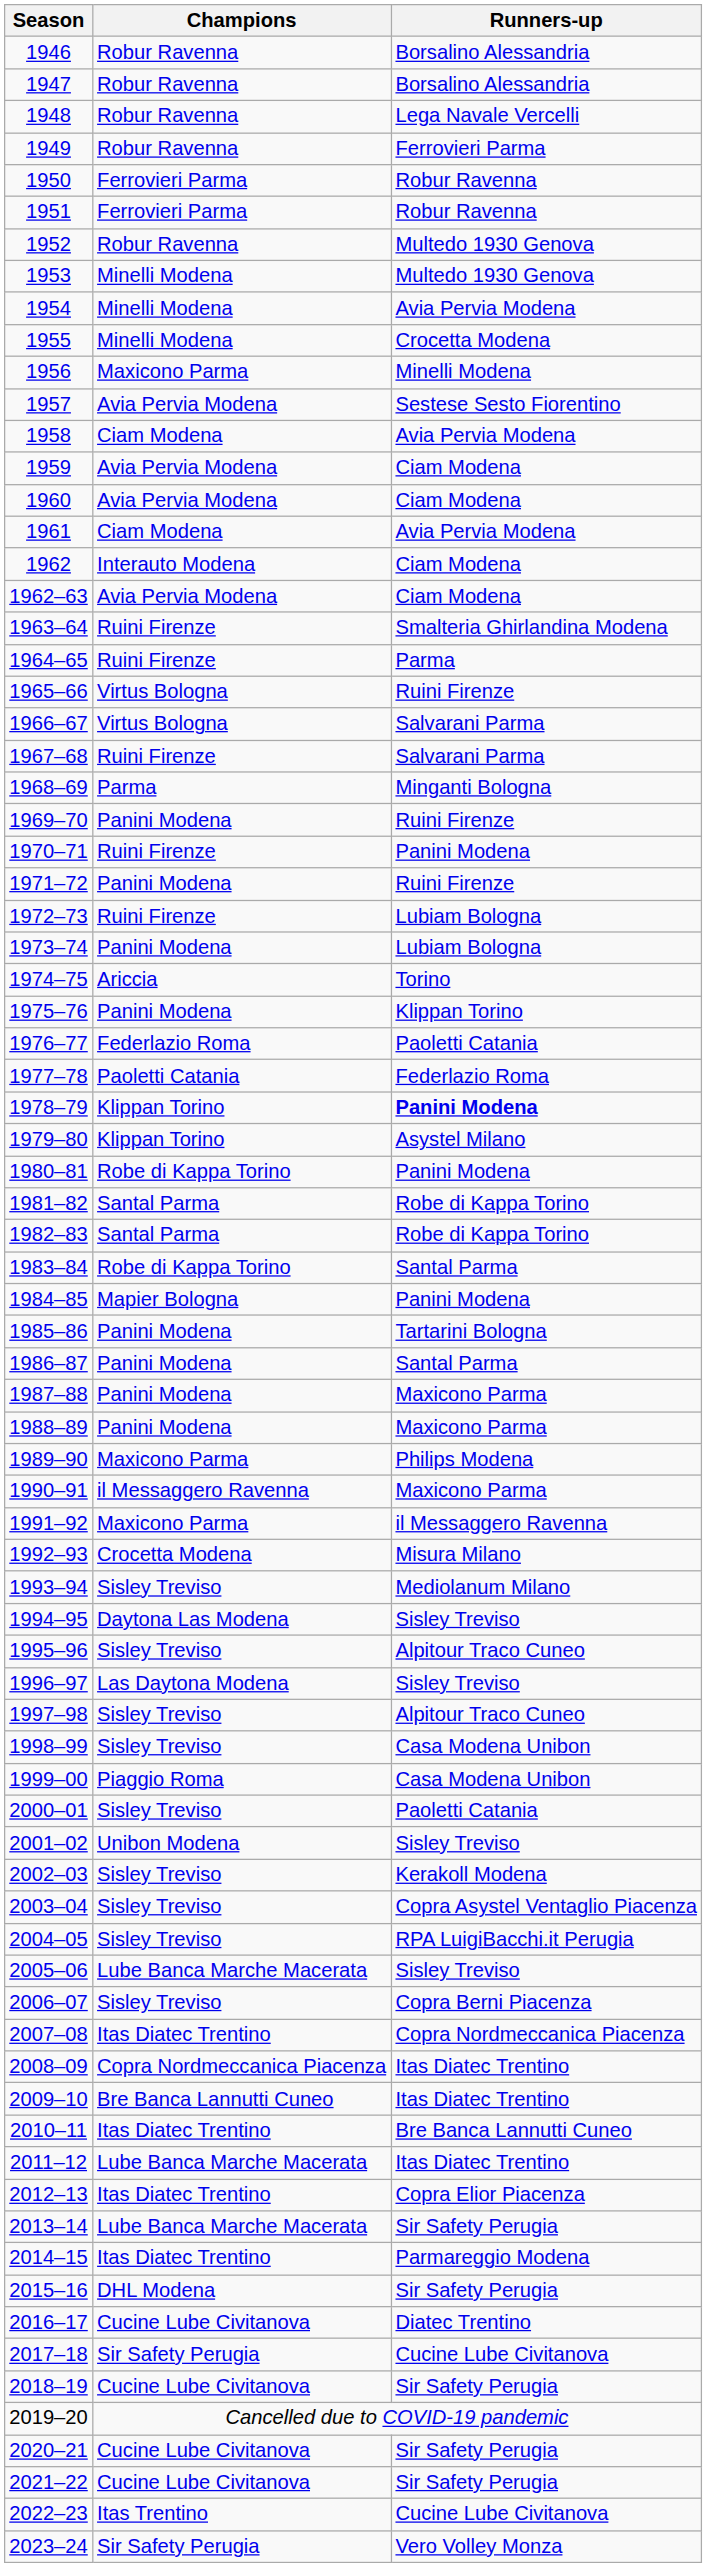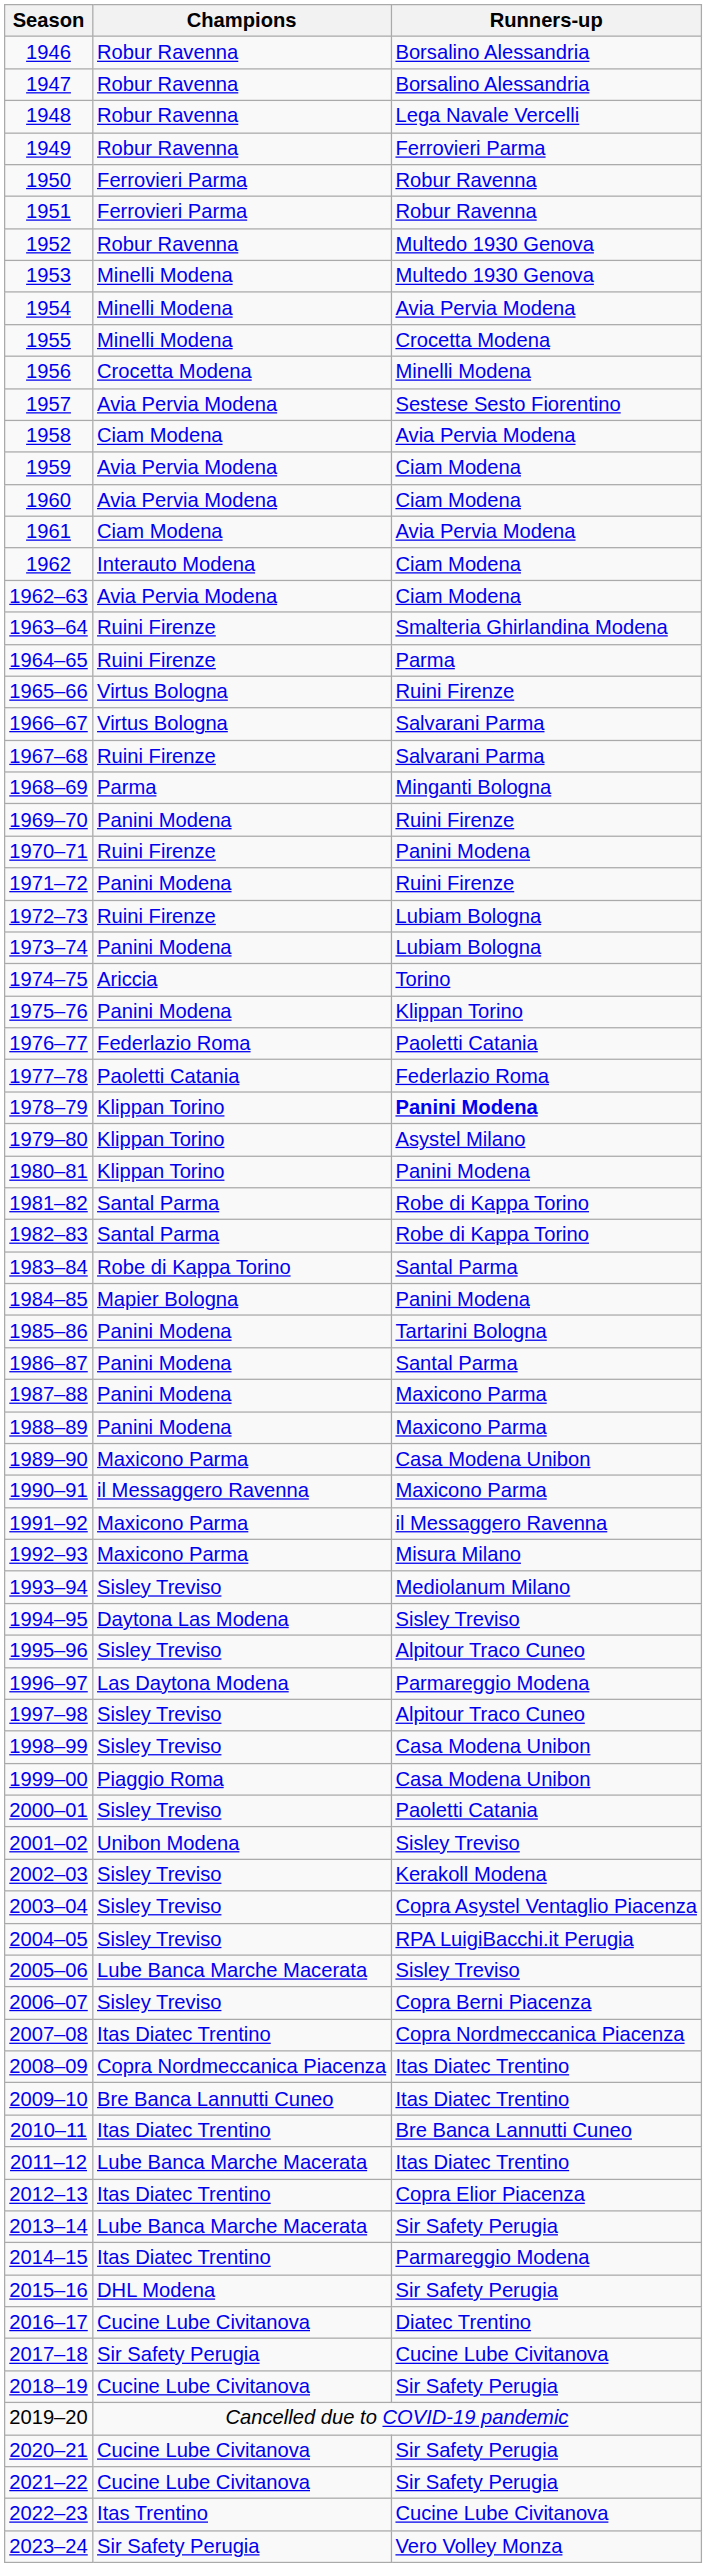(173, 372) Maxicono Parma -> (174, 372) Crocetta Modena
(194, 1171) Robe di Kappa Torino -> (161, 1171) Klippan Torino
(464, 1459) Philips Modena -> (493, 1459) Casa Modena Unibon
(174, 1555) Crocetta Modena -> (173, 1555) Maxicono Parma
(458, 1683) Sisley Treviso -> (492, 1683) Parmareggio Modena
